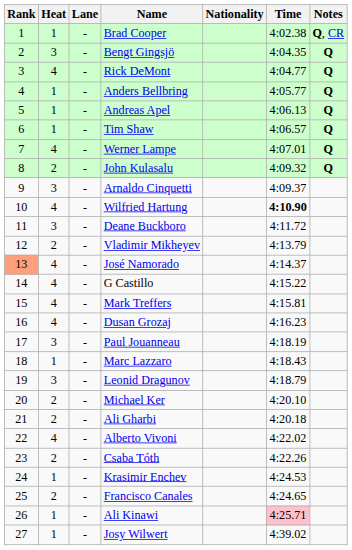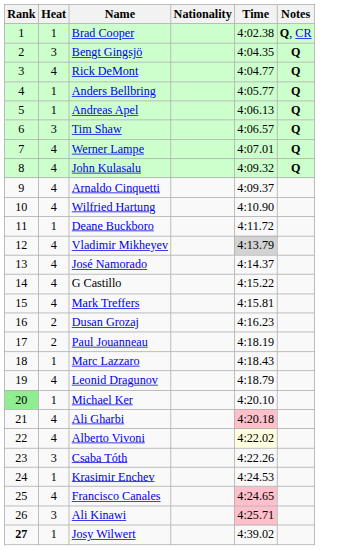- column: (85, 14)
(54, 129) 1 -> (54, 129) 3
(54, 168) 2 -> (54, 168) 4
(54, 187) 3 -> (54, 187) 4
(288, 206) bold -> (256, 206) normal
(54, 226) 3 -> (54, 226) 1
(54, 245) 2 -> (54, 245) 4
(288, 245) no background -> (256, 245) lightgrey background
(21, 264) lightsalmon background -> (21, 264) no background
(54, 322) 4 -> (54, 322) 2
(54, 341) 3 -> (54, 341) 2
(54, 380) 3 -> (54, 380) 4
(21, 399) no background -> (21, 399) lightgreen background
(54, 399) 2 -> (54, 399) 1
(54, 419) 2 -> (54, 419) 4
(288, 419) no background -> (256, 419) pink background
(288, 438) no background -> (256, 438) lightyellow background
(54, 457) 2 -> (54, 457) 3
(54, 496) 2 -> (54, 496) 4
(288, 496) no background -> (256, 496) pink background
(54, 515) 1 -> (54, 515) 3
(21, 534) normal -> (21, 534) bold
